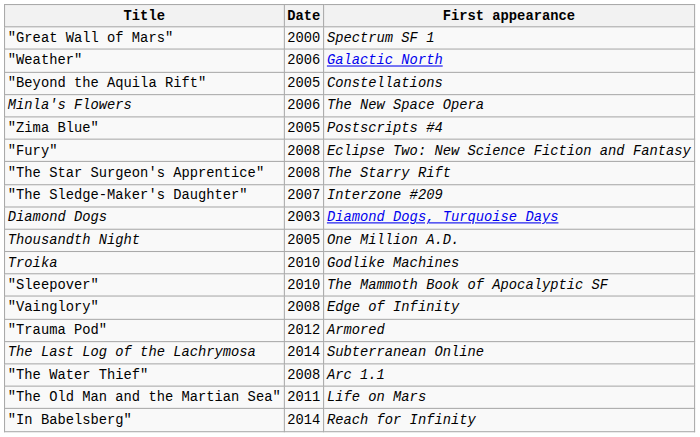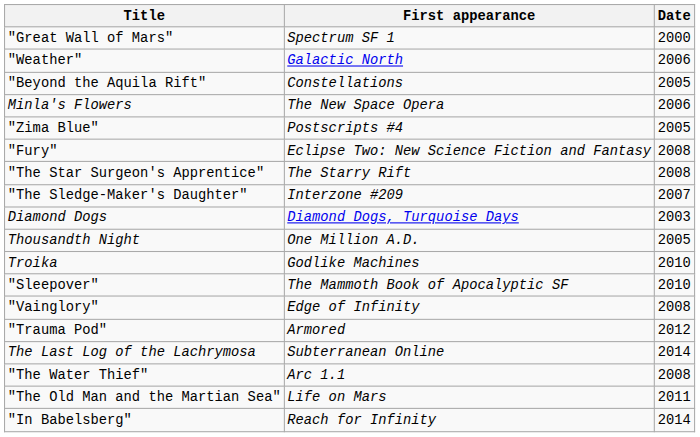columns swapped: (509, 16) <-> (304, 16)
